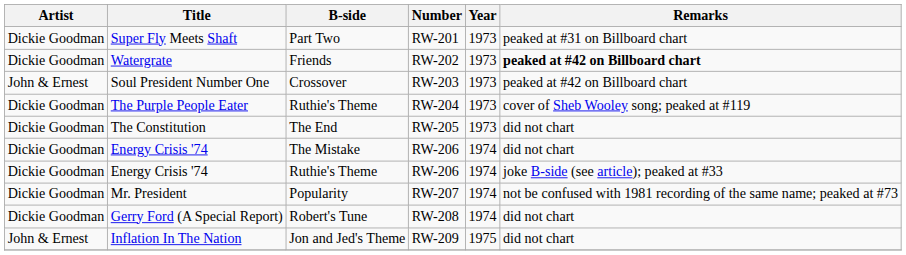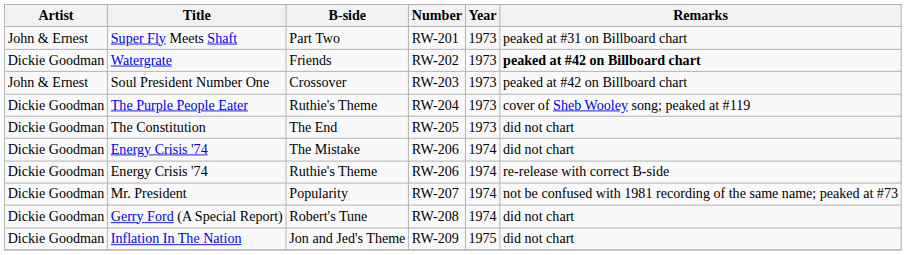(56, 37) Dickie Goodman -> (48, 37) John & Ernest
(613, 171) joke B-side (see article); peaked at #33 -> (586, 171) re-release with correct B-side
(48, 238) John & Ernest -> (56, 238) Dickie Goodman
